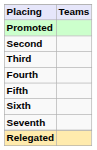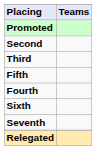rows swapped: (22, 75) <-> (17, 91)
